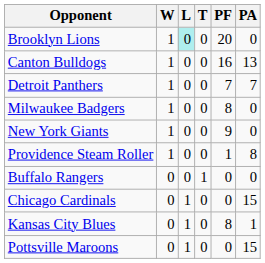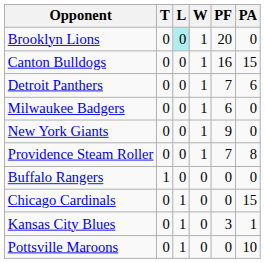columns swapped: (167, 16) <-> (203, 16)
(250, 62) 13 -> (250, 62) 15
(253, 85) 7 -> (253, 85) 6
(228, 108) 8 -> (228, 108) 6
(228, 154) 1 -> (228, 154) 7
(228, 223) 8 -> (228, 223) 3
(250, 246) 15 -> (250, 246) 10
